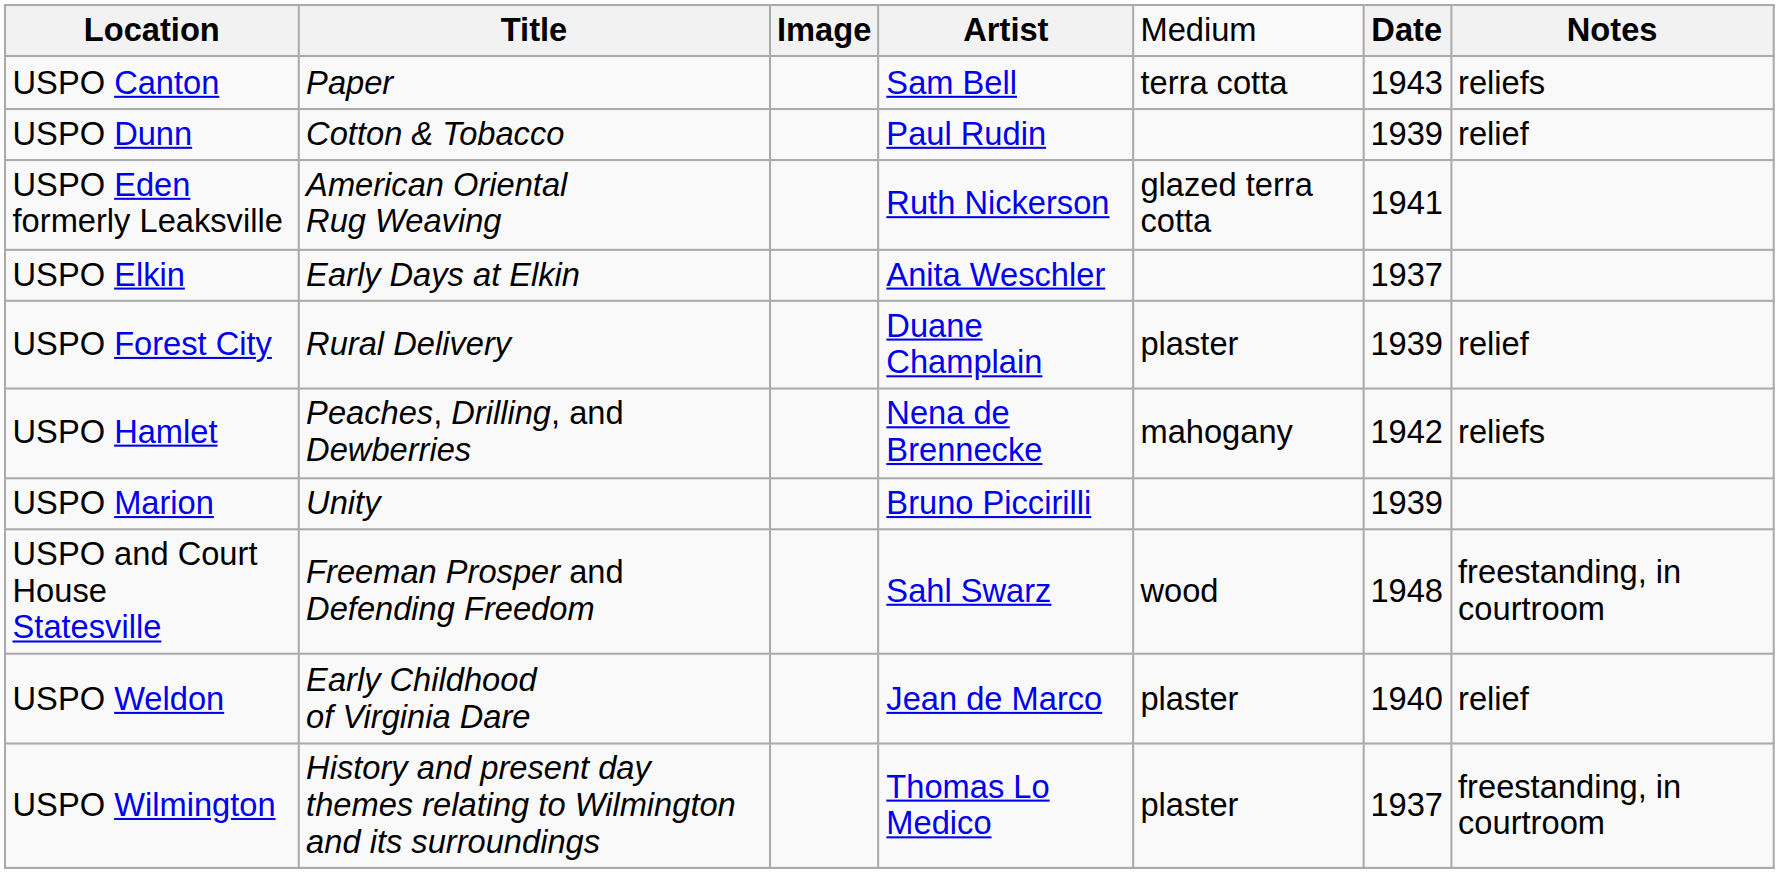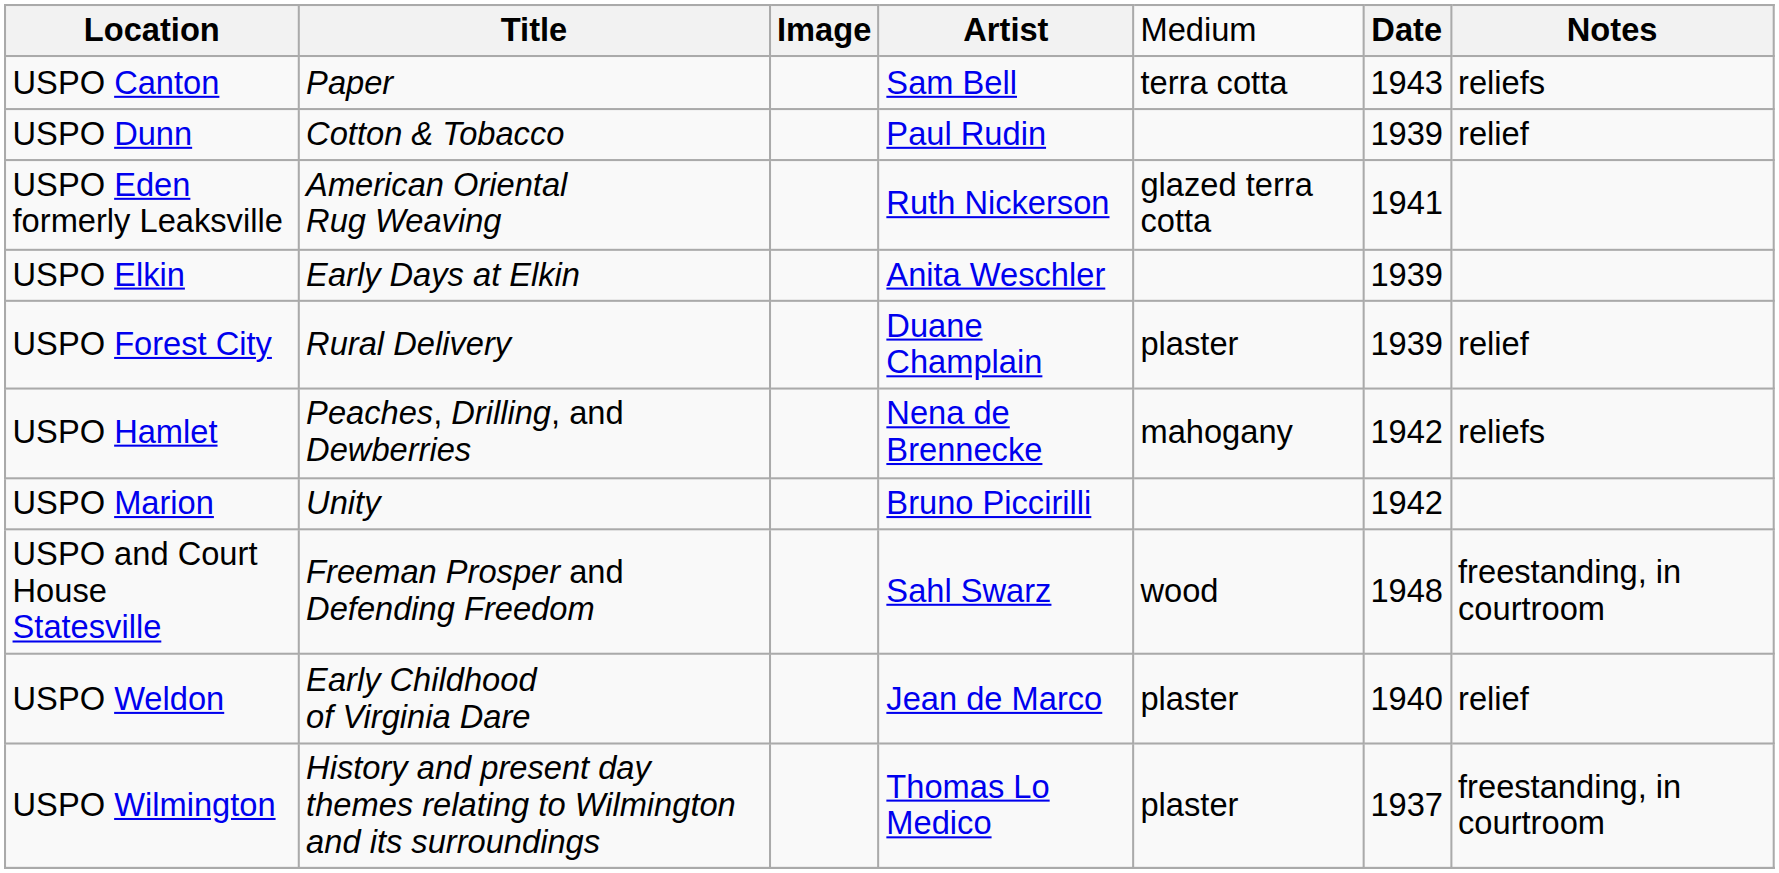(1407, 274) 1937 -> (1407, 274) 1939
(1407, 502) 1939 -> (1407, 502) 1942
